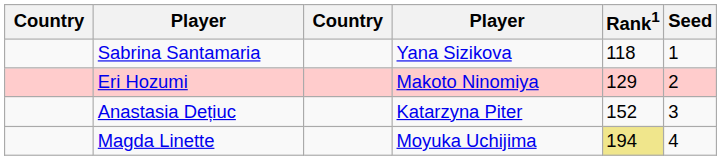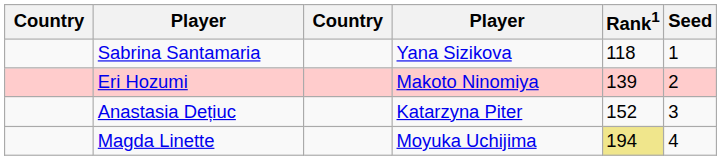(622, 82) 129 -> (622, 82) 139
